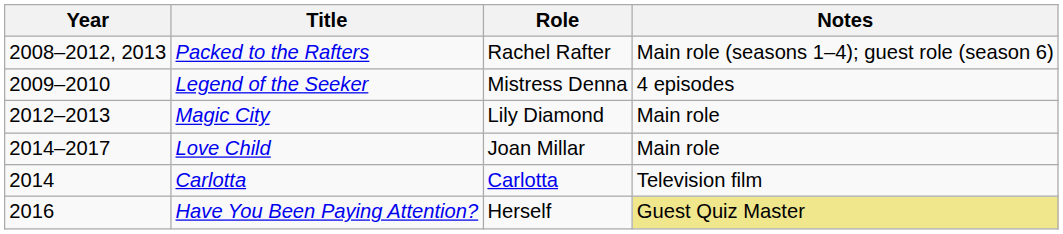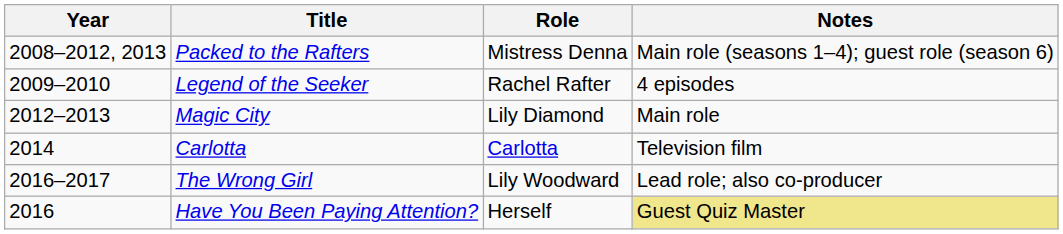(549, 52) Rachel Rafter -> (557, 52) Mistress Denna
(557, 84) Mistress Denna -> (549, 84) Rachel Rafter
- row: (223, 148)
+ row: (244, 180)
